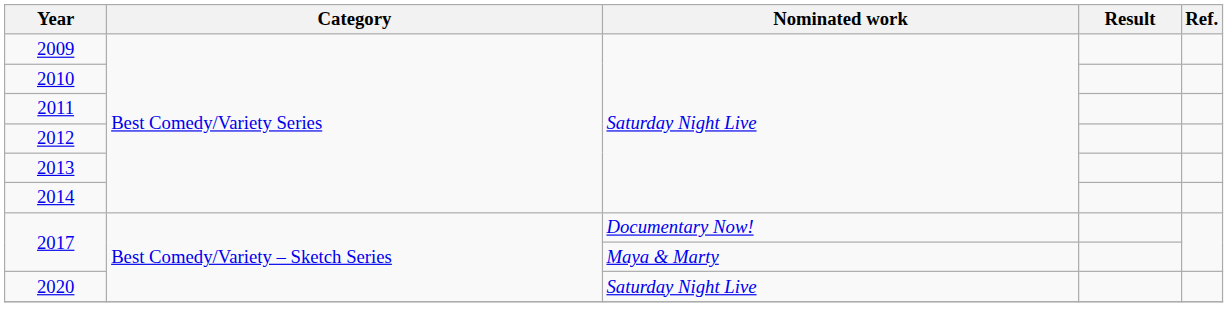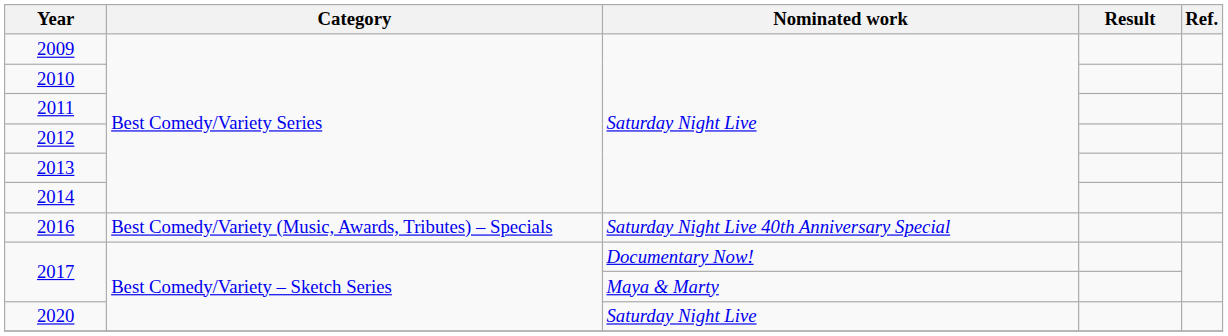+ row: (56, 227)
